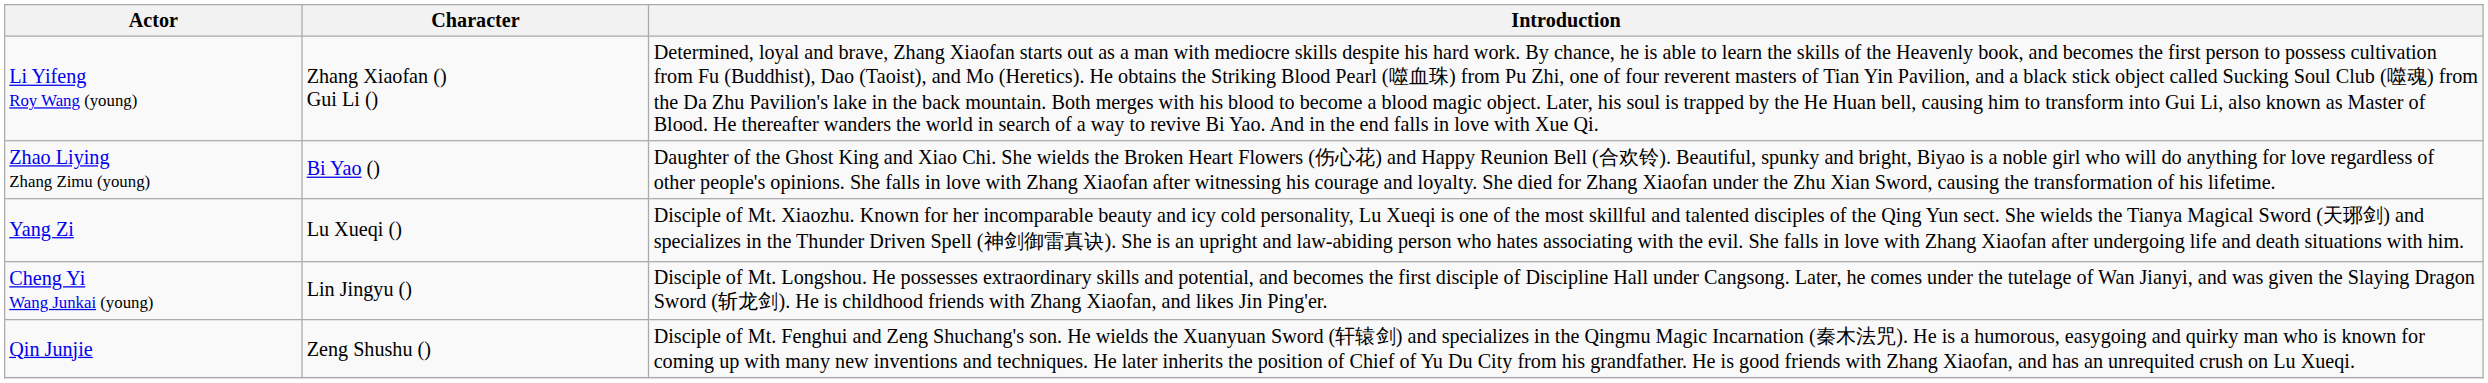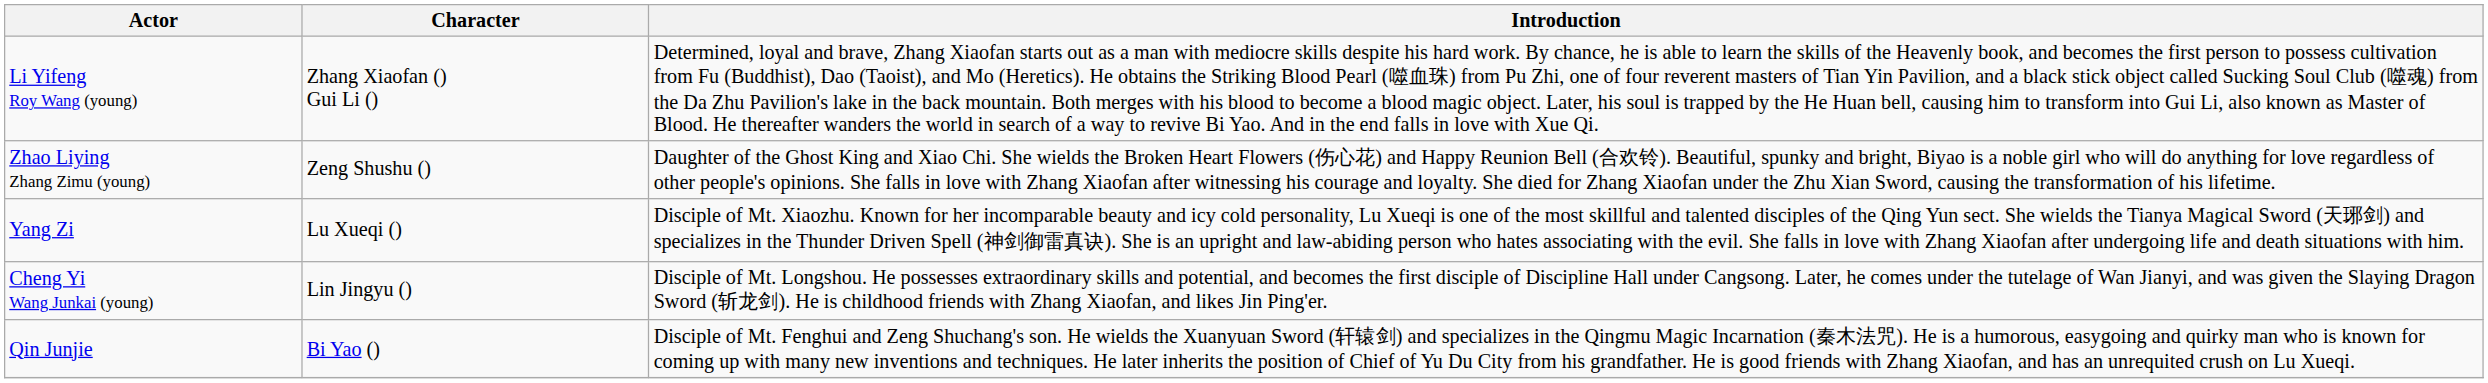(343, 169) Bi Yao () -> (369, 169) Zeng Shushu ()
(369, 348) Zeng Shushu () -> (343, 348) Bi Yao ()
